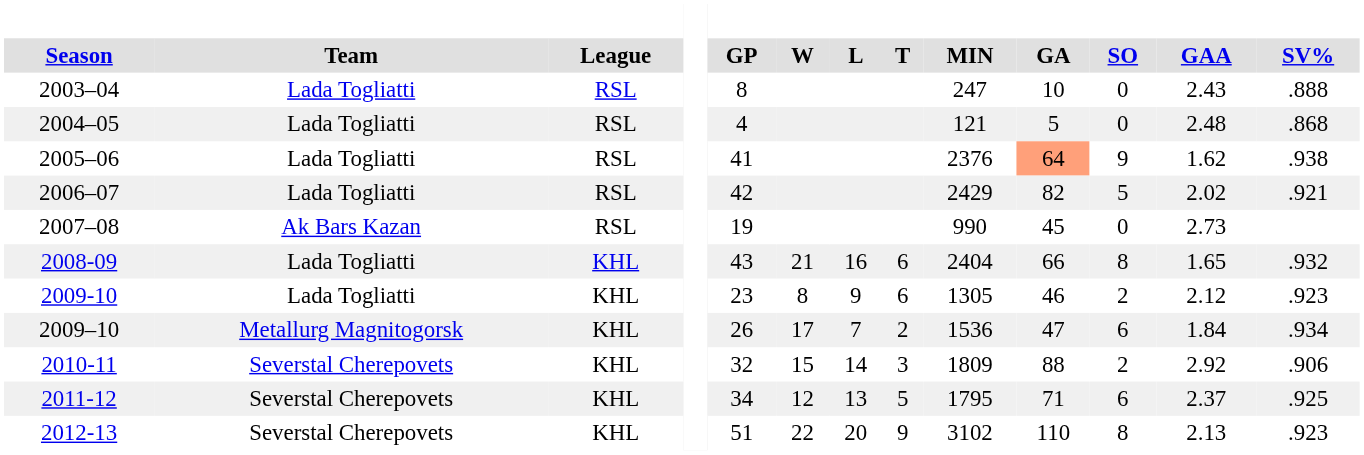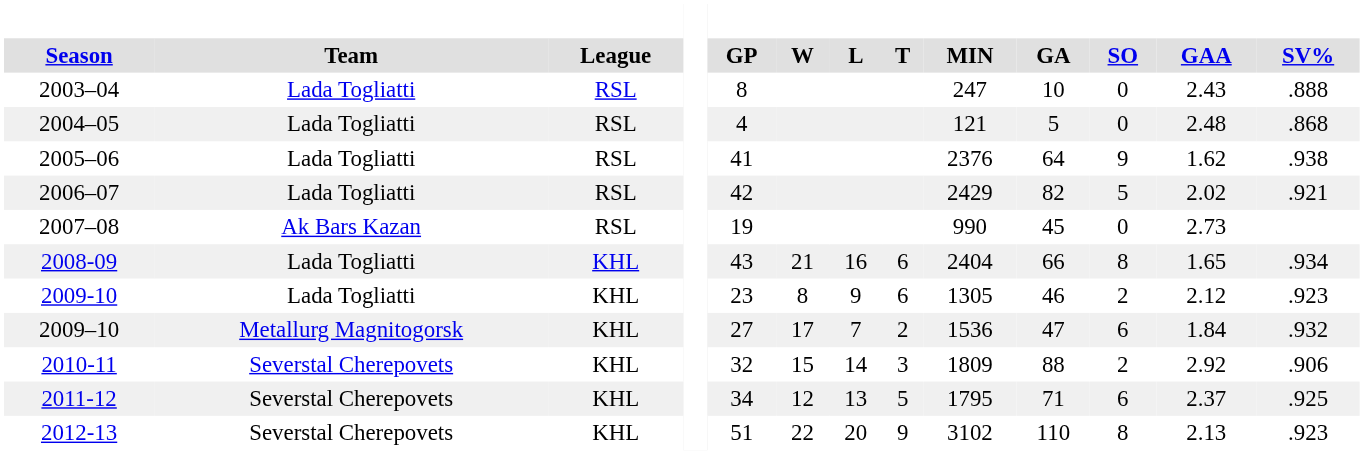(1053, 158) lightsalmon background -> (1053, 158) no background
(1308, 261) .932 -> (1308, 261) .934
(742, 329) 26 -> (742, 329) 27
(1308, 329) .934 -> (1308, 329) .932
